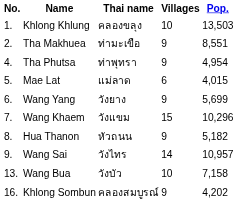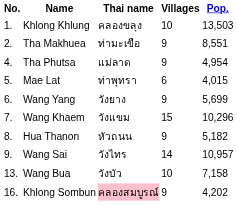(118, 62) ท่าพุทรา -> (114, 62) แม่ลาด
(114, 81) แม่ลาด -> (118, 81) ท่าพุทรา
(128, 192) no background -> (128, 192) pink background
